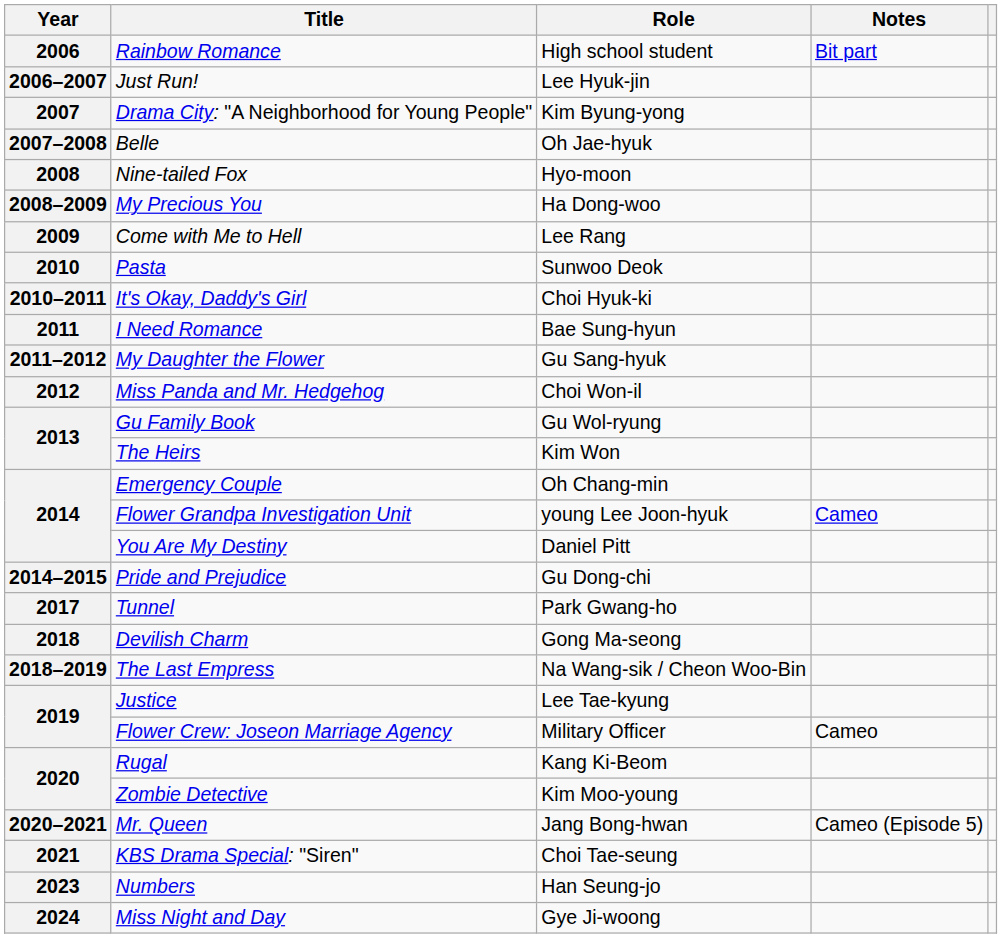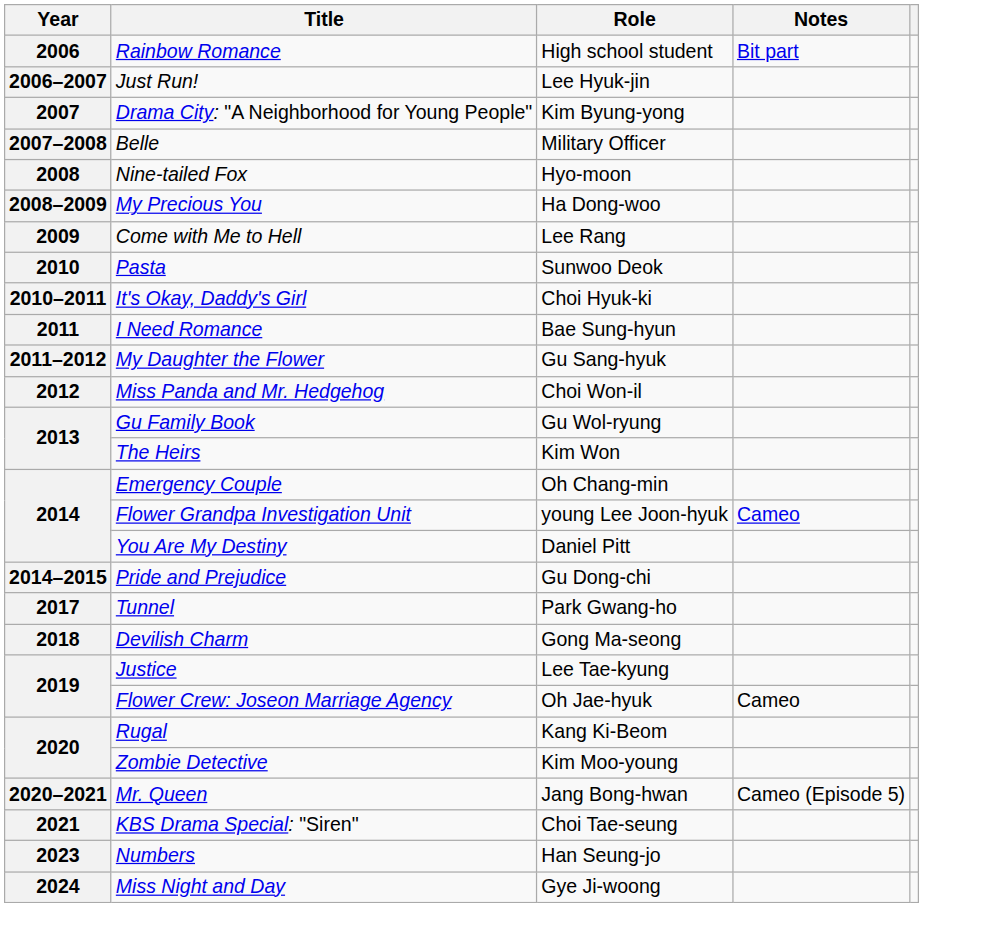(597, 143) Oh Jae-hyuk -> (603, 143) Military Officer
- row: (195, 670)
(603, 732) Military Officer -> (597, 701) Oh Jae-hyuk
